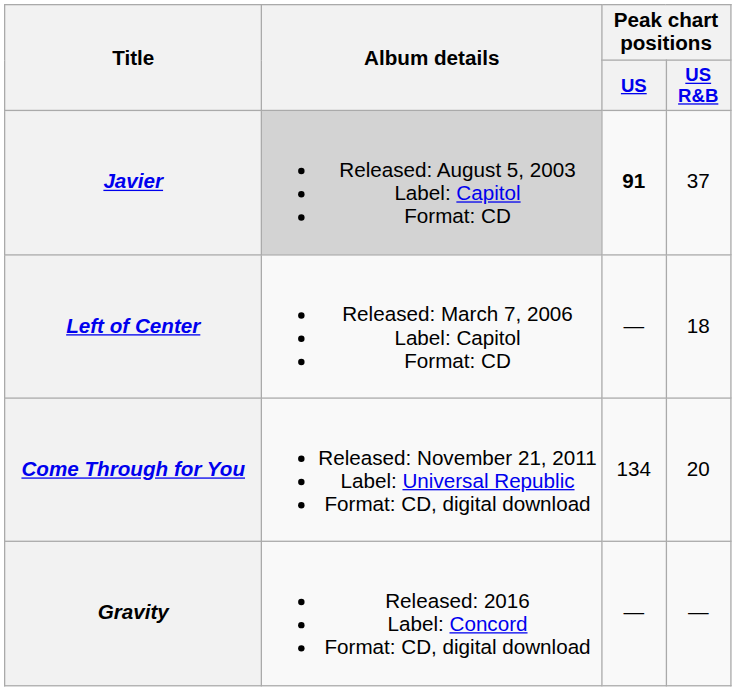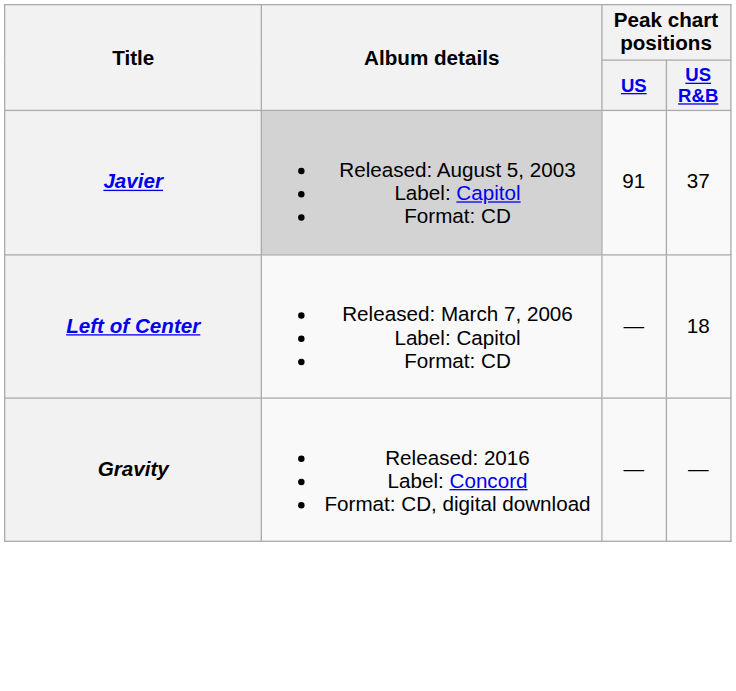(634, 182) bold -> (634, 182) normal
- row: (133, 469)
